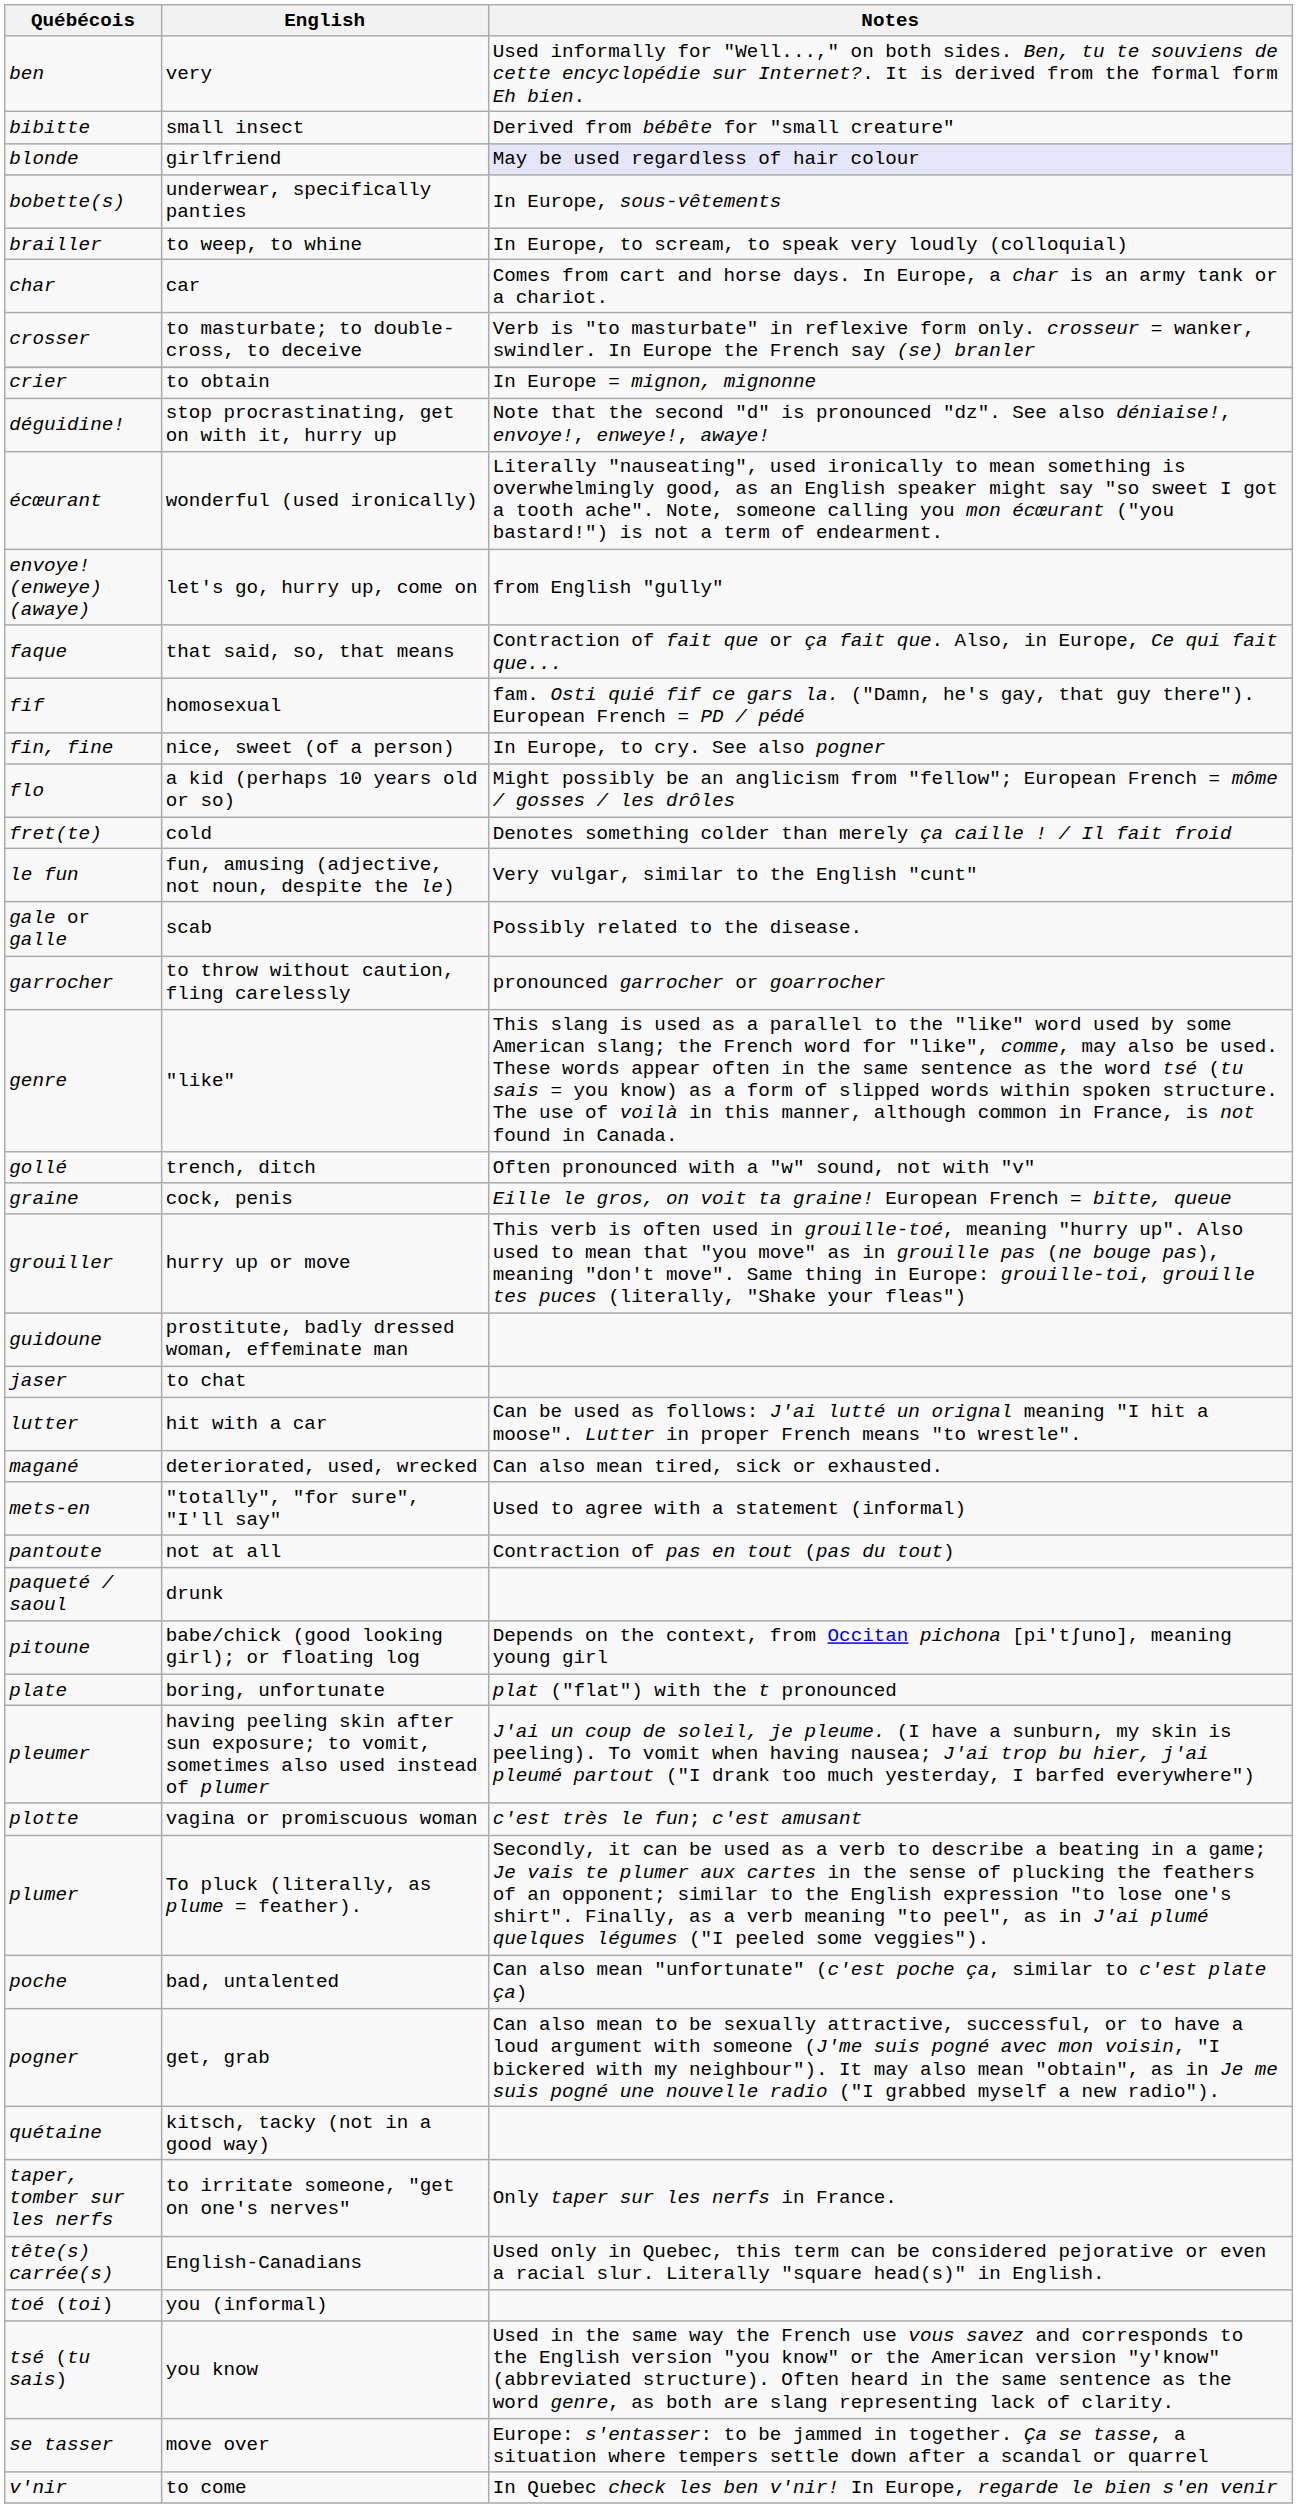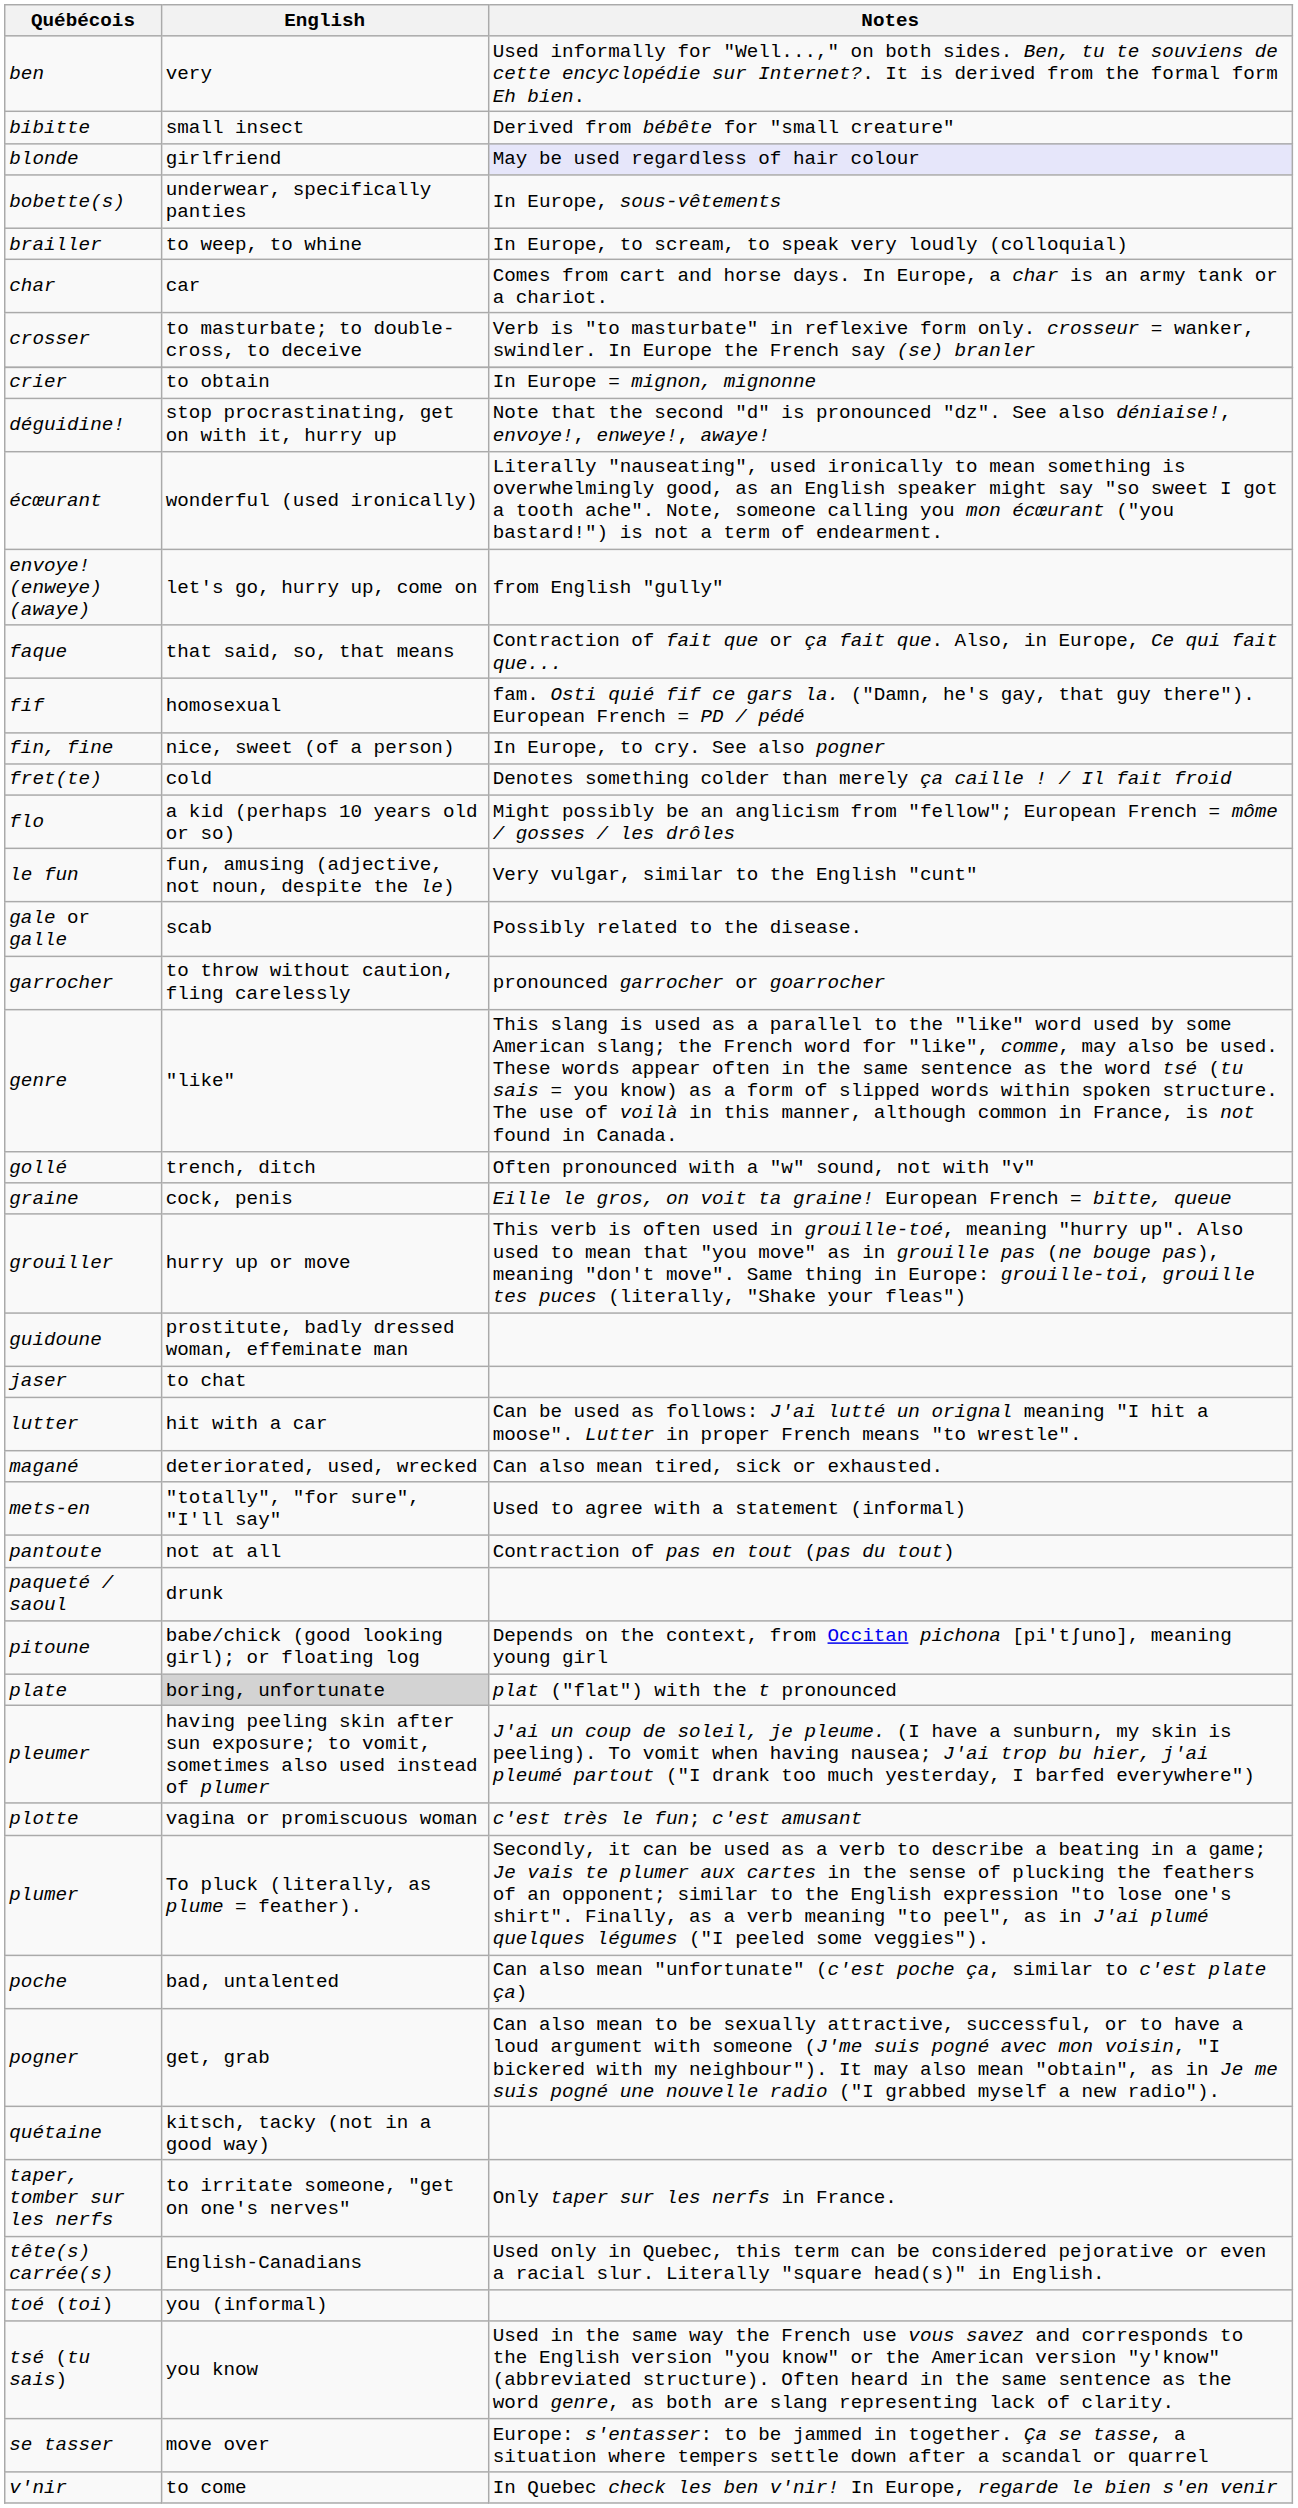rows swapped: (27, 790) <-> (56, 833)
(275, 1690) no background -> (275, 1690) lightgrey background
